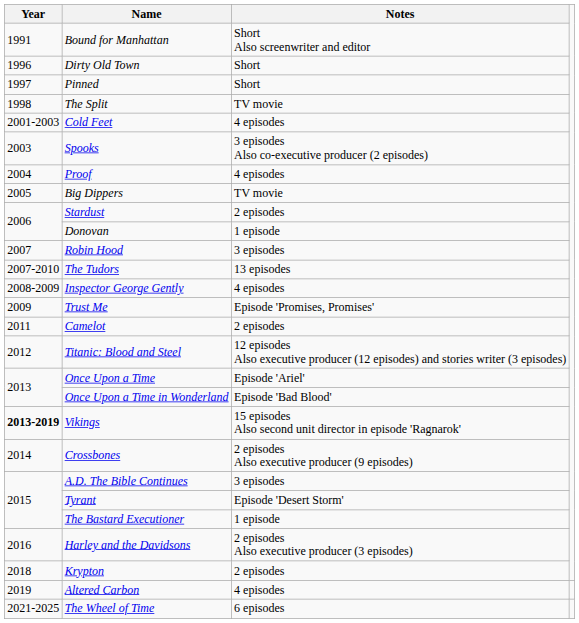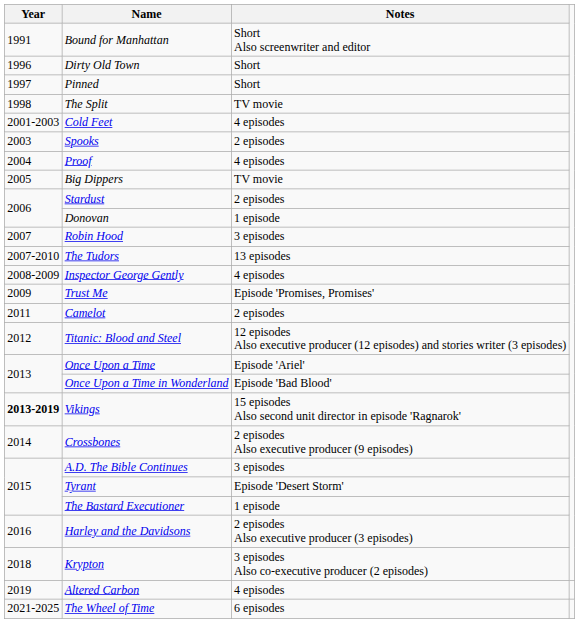(331, 148) 3 episodes Also co-executive producer (2 episodes) -> (259, 141) 2 episodes
(259, 570) 2 episodes -> (331, 564) 3 episodes Also co-executive producer (2 episodes)
